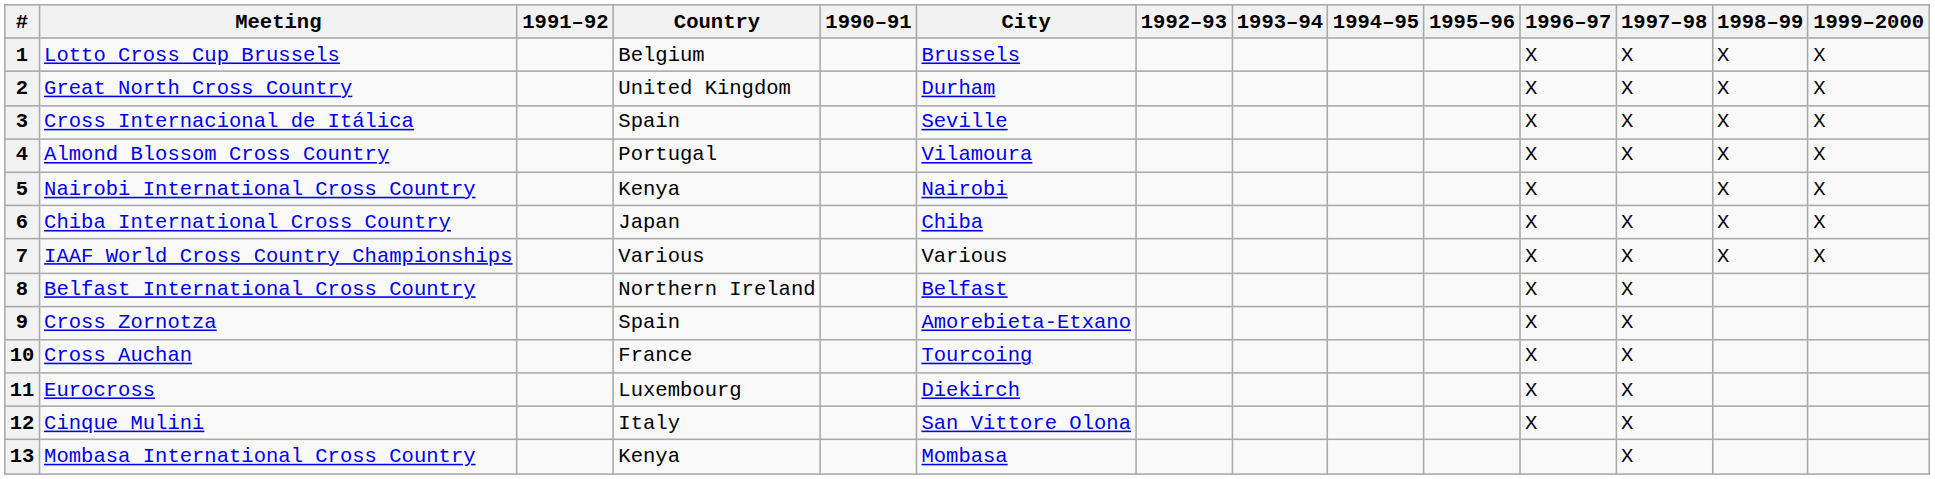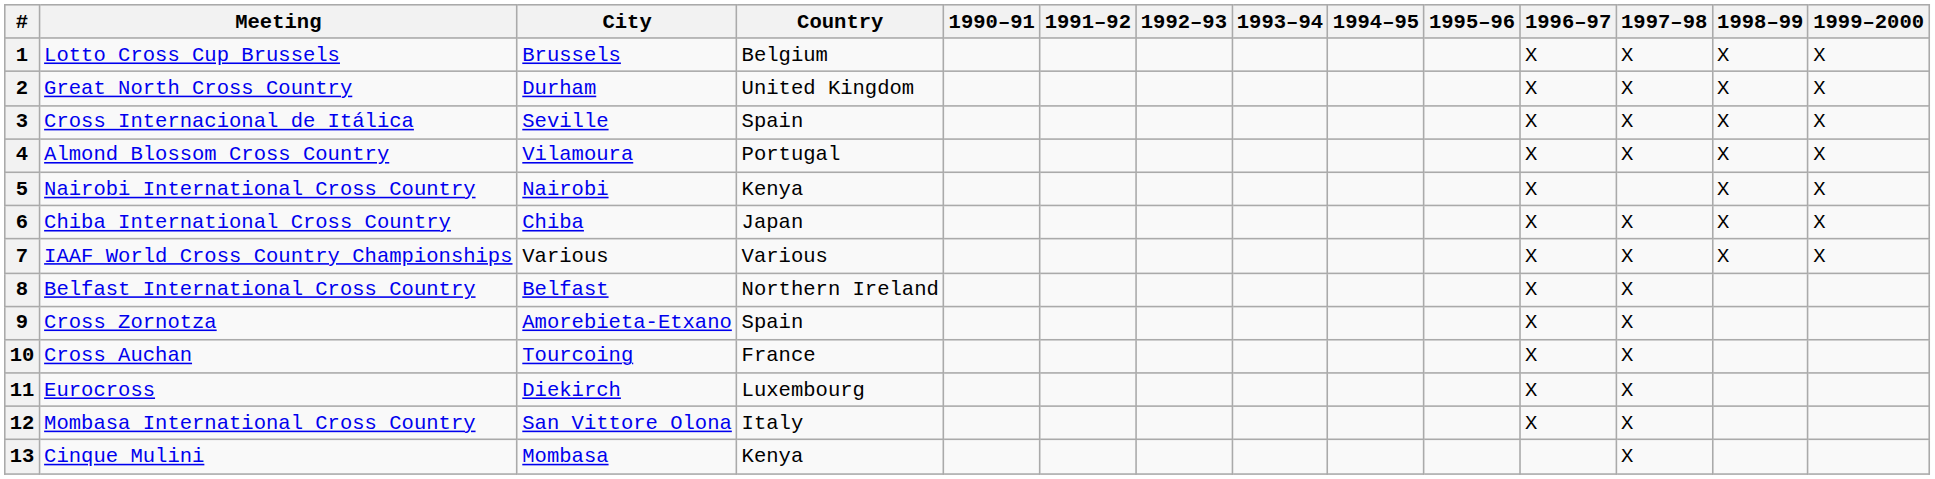columns swapped: (1026, 22) <-> (565, 22)
(124, 423) Cinque Mulini -> (260, 423) Mombasa International Cross Country
(260, 457) Mombasa International Cross Country -> (124, 457) Cinque Mulini
